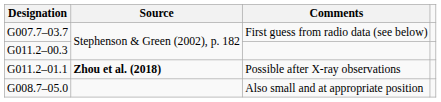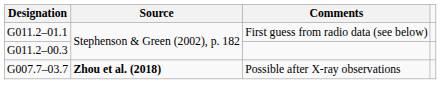(38, 32) G007.7–03.7 -> (37, 32) G011.2–01.1
(37, 69) G011.2–01.1 -> (38, 69) G007.7–03.7
- row: (334, 87)
